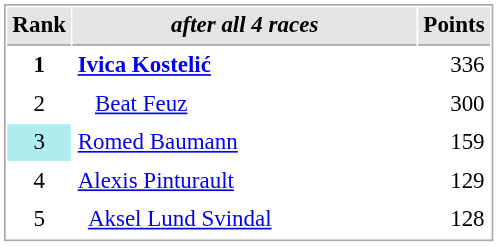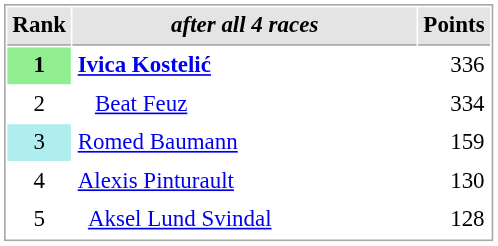(39, 65) no background -> (39, 65) lightgreen background
(467, 103) 300 -> (467, 103) 334
(467, 180) 129 -> (467, 180) 130
